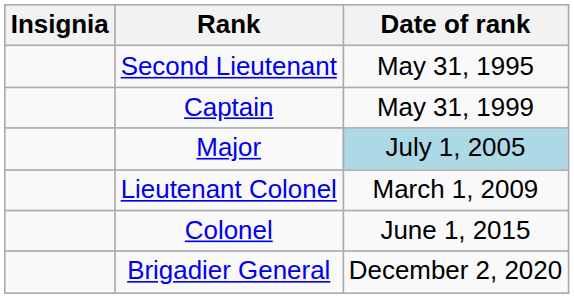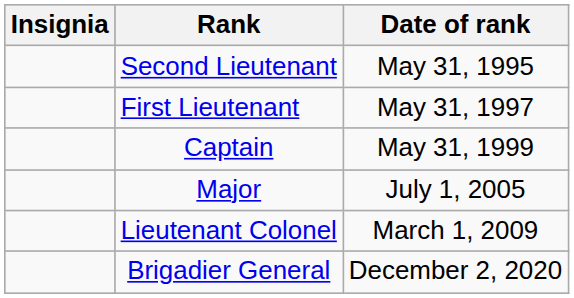+ row: (210, 107)
(455, 148) lightblue background -> (455, 189) no background
- row: (229, 230)
